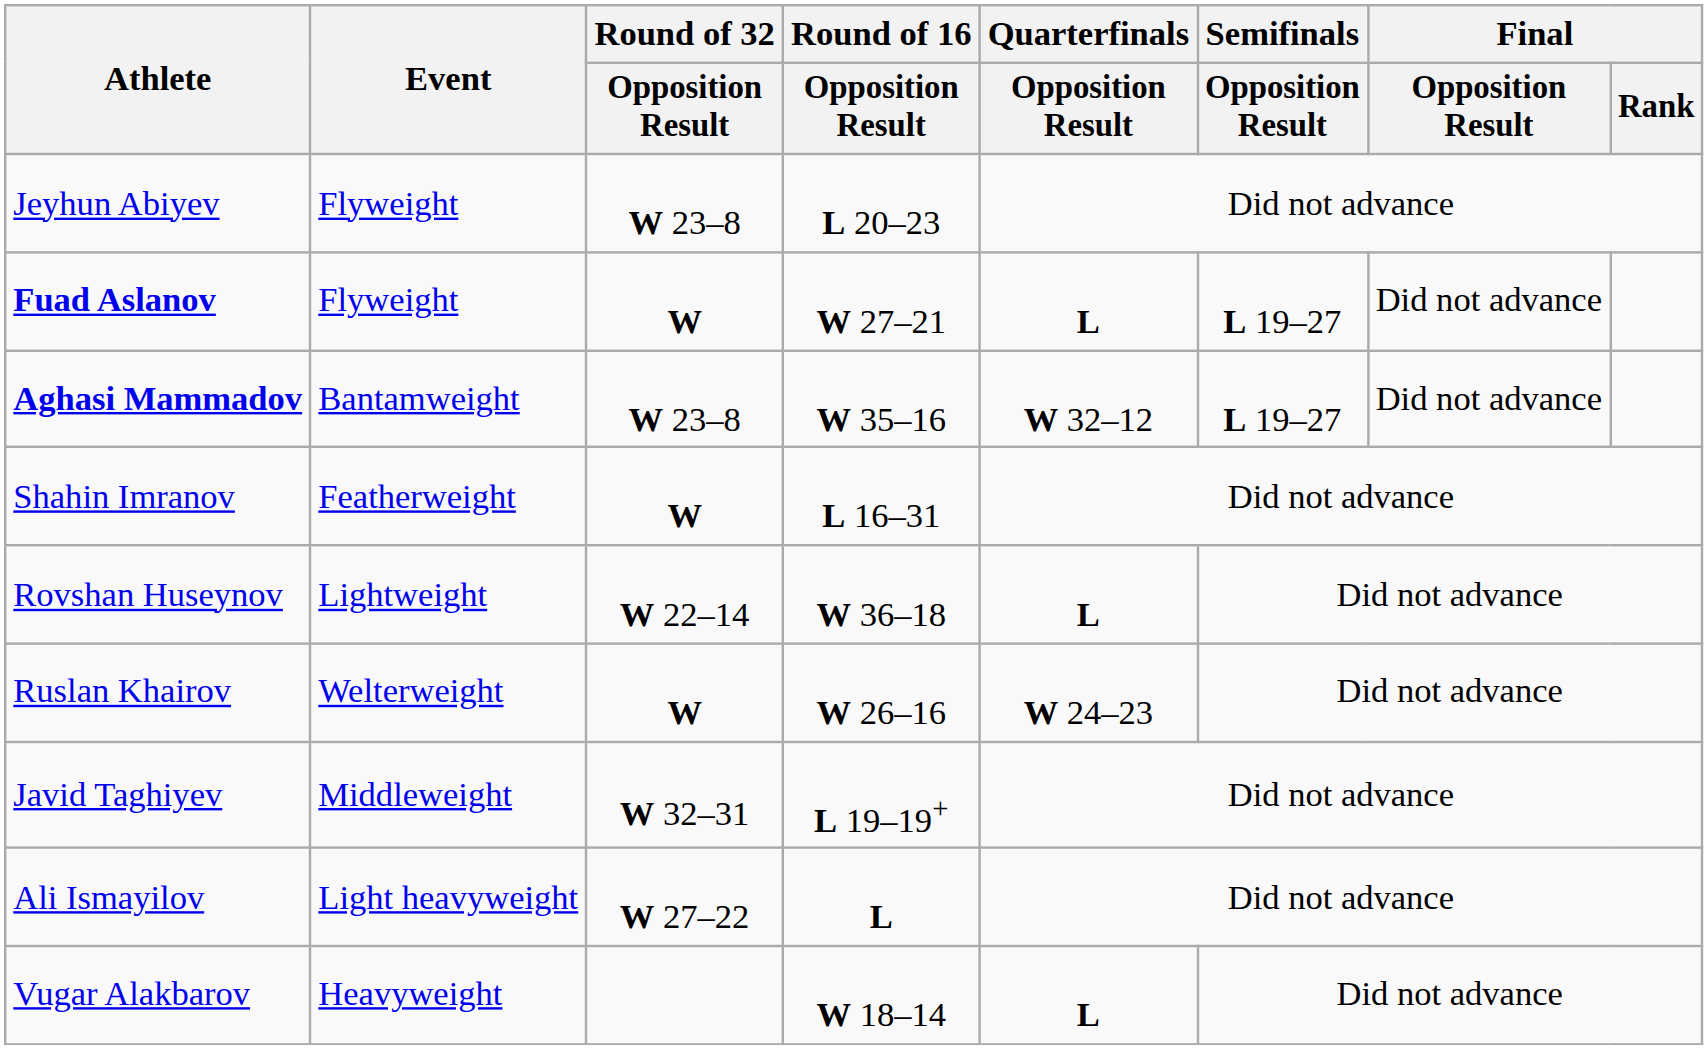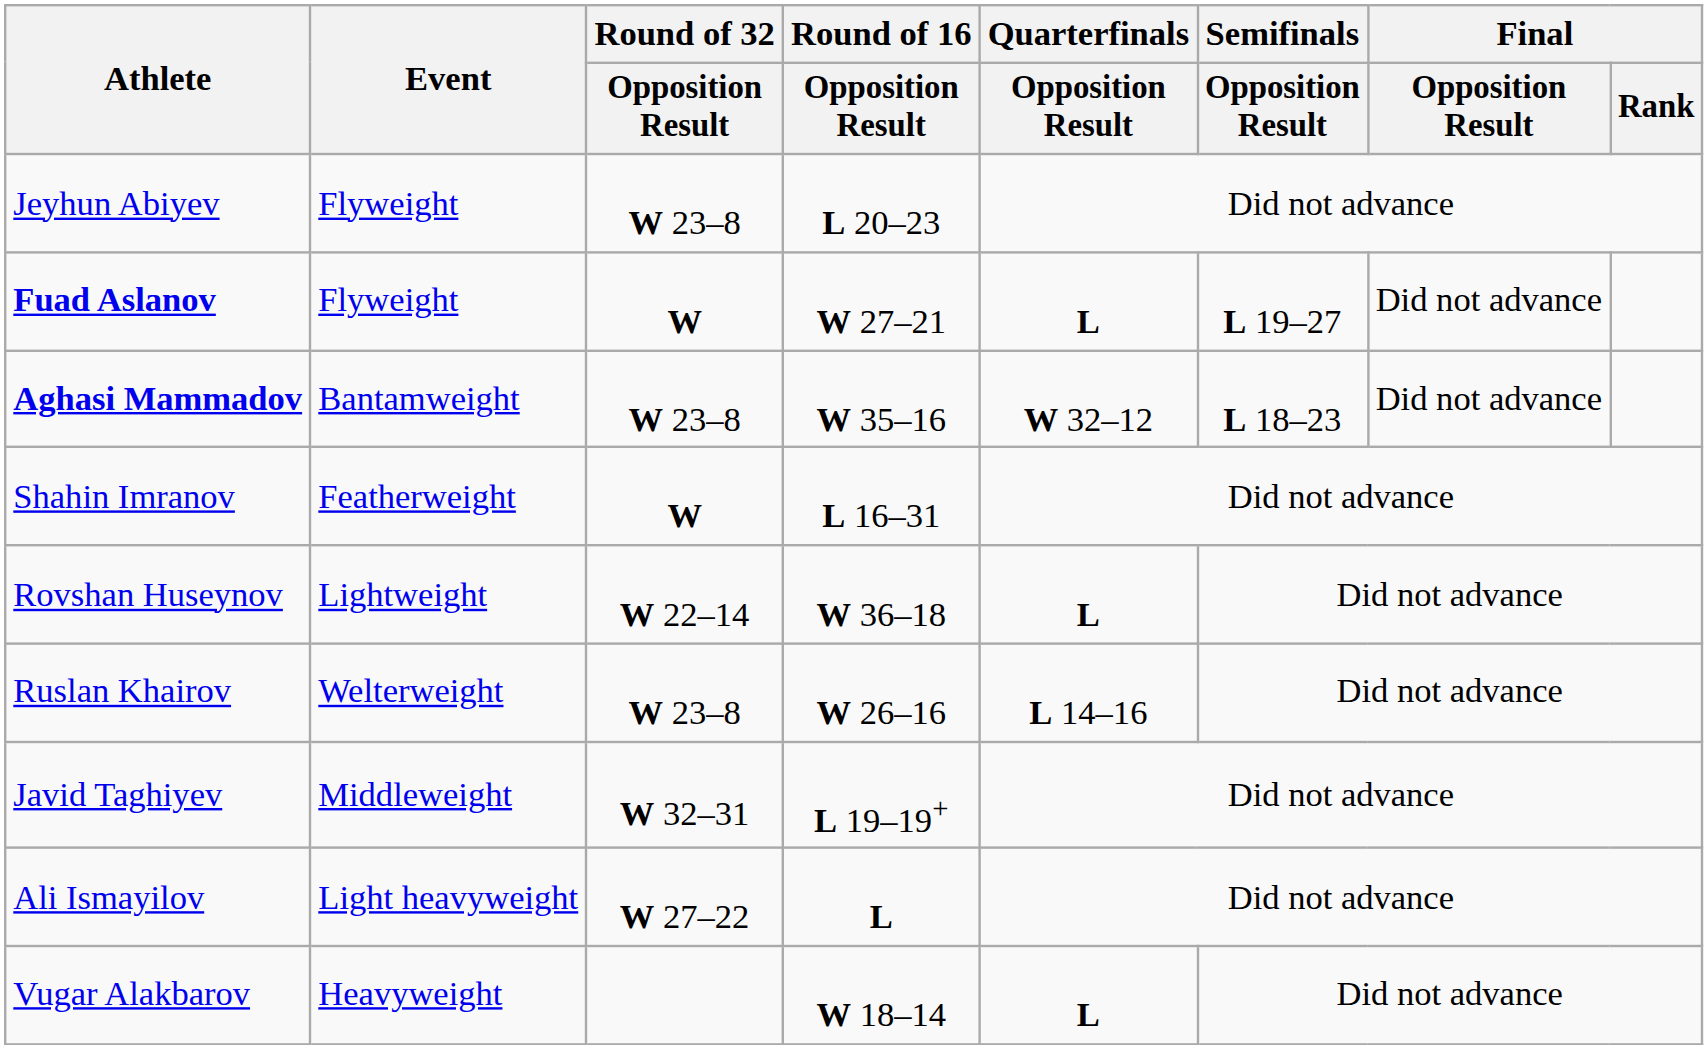(1282, 419) L 19–27 -> (1282, 419) L 18–23
(685, 712) W -> (685, 712) W 23–8
(1088, 712) W 24–23 -> (1088, 712) L 14–16
